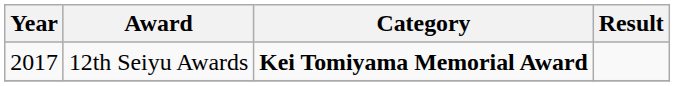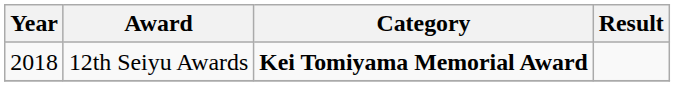(34, 61) 2017 -> (34, 61) 2018
